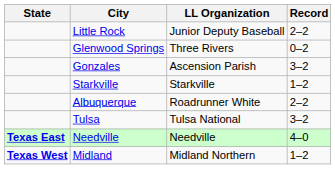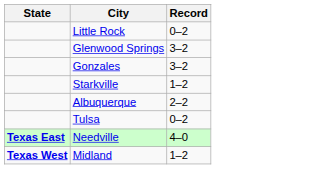- column: (227, 13)
(299, 31) 2–2 -> (179, 31) 0–2
(299, 48) 0–2 -> (179, 48) 3–2
(299, 119) 3–2 -> (179, 119) 0–2
